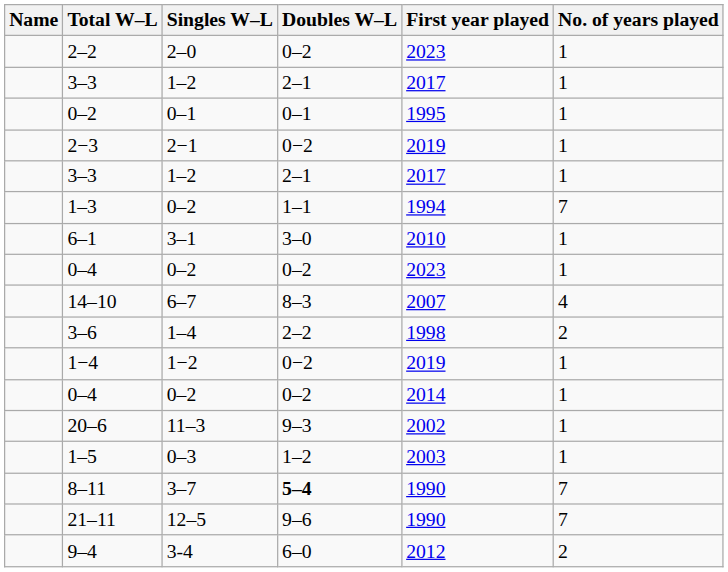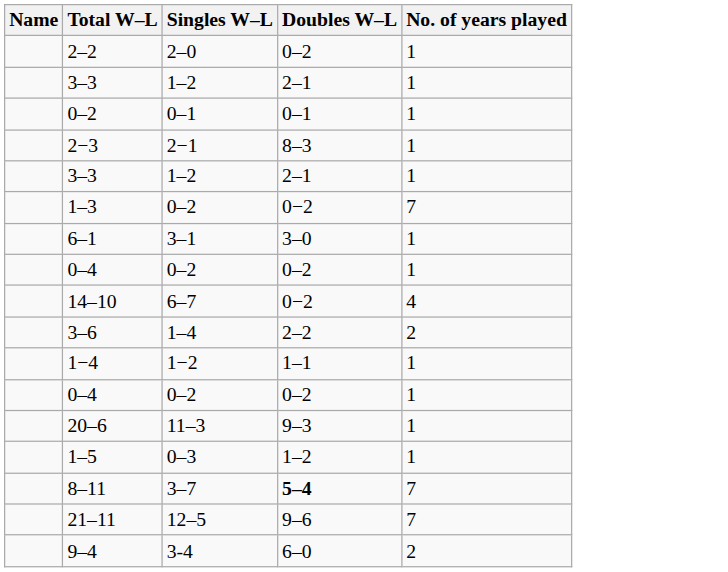- column: (478, 20)
(297, 144) 0−2 -> (297, 144) 8–3
(297, 207) 1–1 -> (297, 207) 0−2
(297, 301) 8–3 -> (297, 301) 0−2
(297, 363) 0−2 -> (297, 363) 1–1
